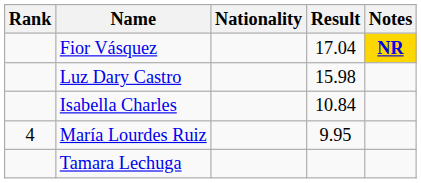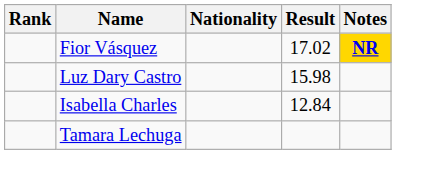(335, 47) 17.04 -> (310, 47) 17.02
(335, 105) 10.84 -> (310, 105) 12.84
- row: (133, 134)
